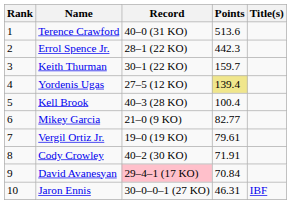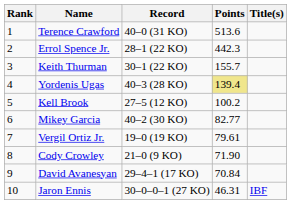(227, 66) 159.7 -> (227, 66) 155.7
(156, 84) 27–5 (12 KO) -> (156, 84) 40–3 (28 KO)
(156, 102) 40–3 (28 KO) -> (156, 102) 27–5 (12 KO)
(227, 102) 100.4 -> (227, 102) 100.2
(153, 119) 21–0 (9 KO) -> (156, 119) 40–2 (30 KO)
(156, 155) 40–2 (30 KO) -> (153, 155) 21–0 (9 KO)
(227, 155) 71.91 -> (227, 155) 71.90
(161, 173) pink background -> (161, 173) no background
